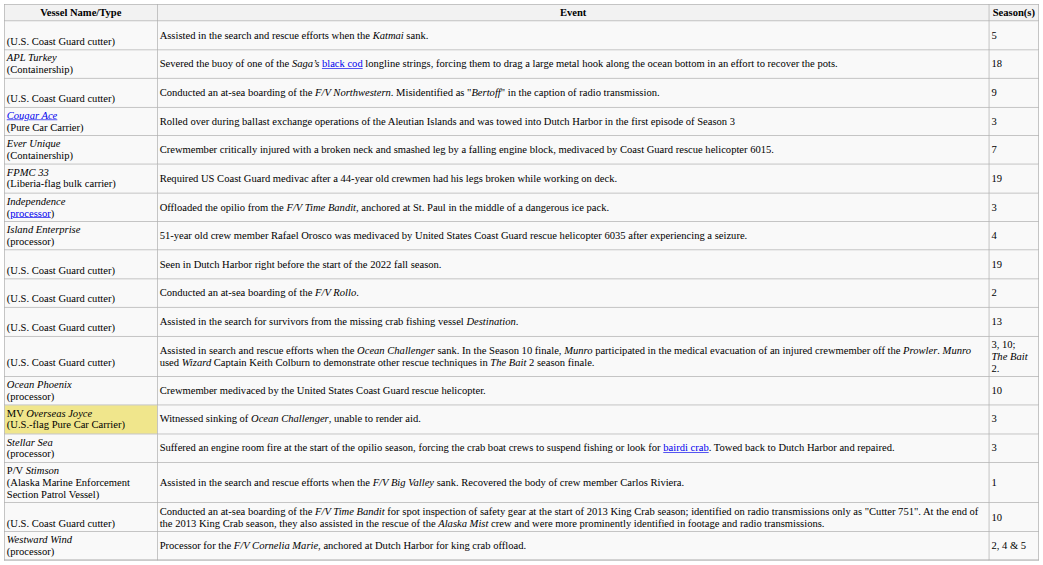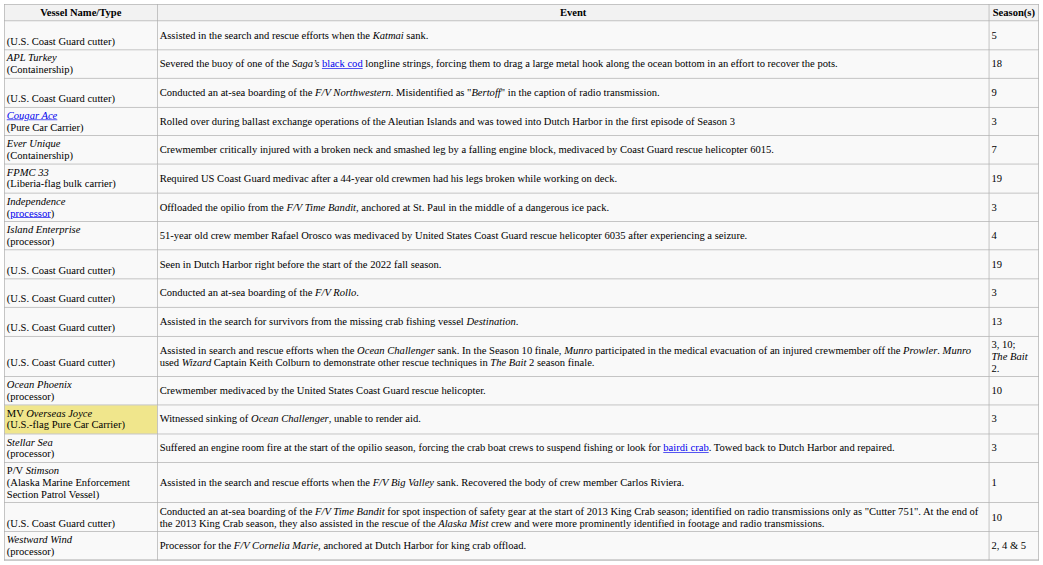(994, 293) 2 -> (994, 293) 3
